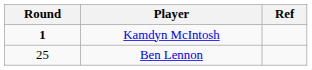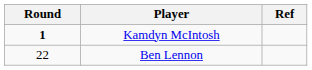(43, 55) 25 -> (43, 55) 22
